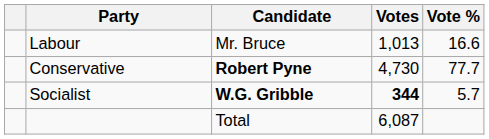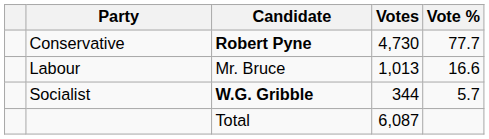rows swapped: (77, 69) <-> (55, 43)
(406, 95) bold -> (406, 95) normal
